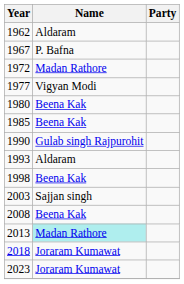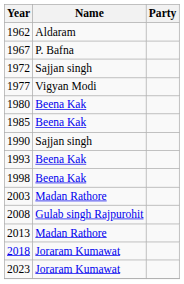(71, 68) Madan Rathore -> (64, 68) Sajjan singh
(89, 141) Gulab singh Rajpurohit -> (64, 141) Sajjan singh
(56, 159) Aldaram -> (61, 159) Beena Kak
(64, 196) Sajjan singh -> (71, 196) Madan Rathore
(61, 214) Beena Kak -> (89, 214) Gulab singh Rajpurohit
(71, 232) paleturquoise background -> (71, 232) no background
